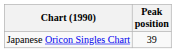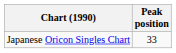(152, 39) 39 -> (152, 39) 33
